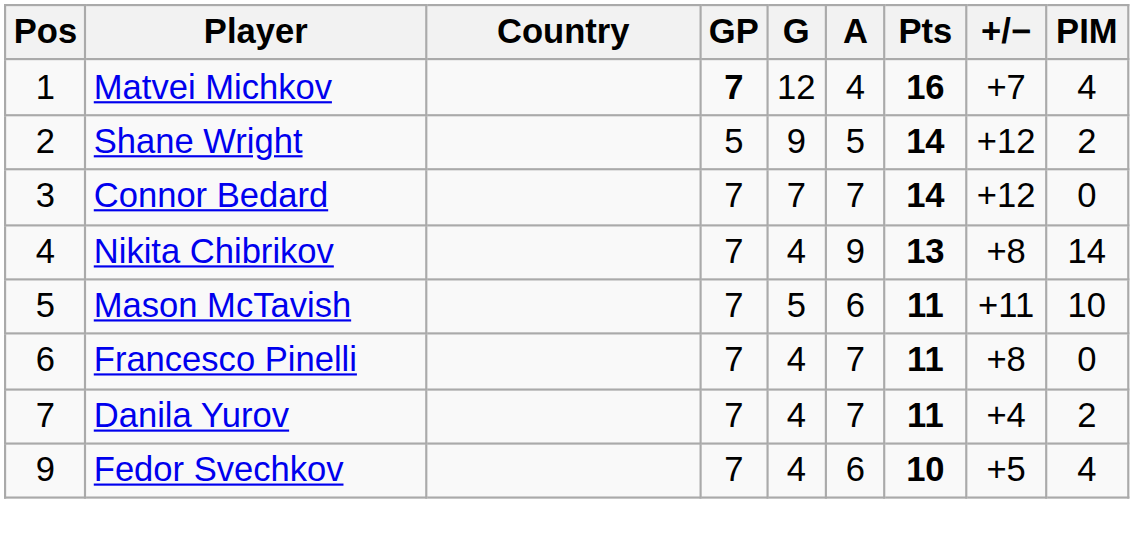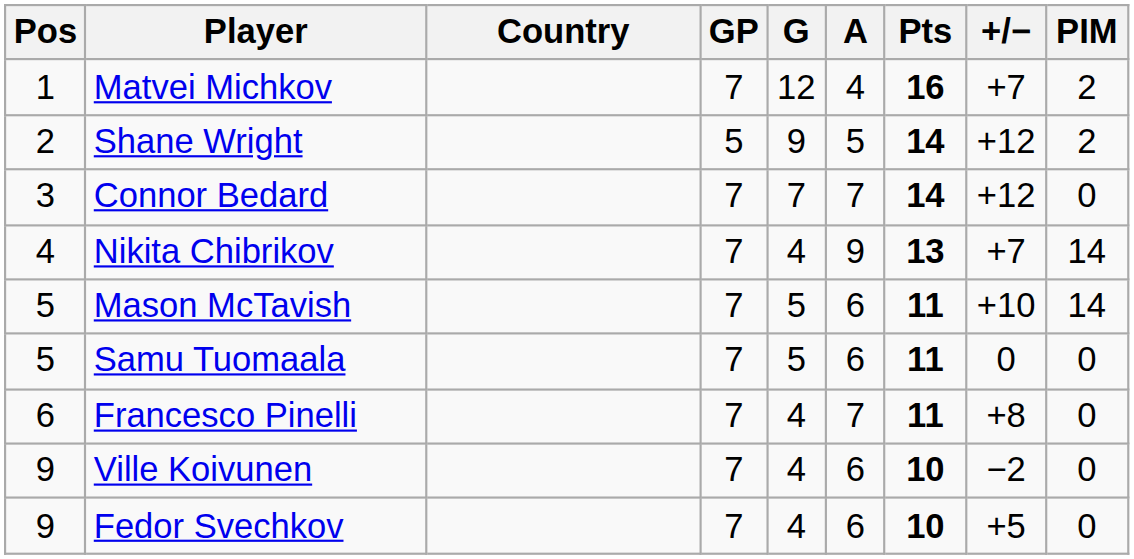(734, 86) bold -> (734, 86) normal
(1087, 86) 4 -> (1087, 86) 2
(1006, 251) +8 -> (1006, 251) +7
(1006, 305) +11 -> (1006, 305) +10
(1087, 305) 10 -> (1087, 305) 14
+ row: (220, 360)
- row: (191, 415)
+ row: (203, 470)
(1087, 470) 4 -> (1087, 525) 0
